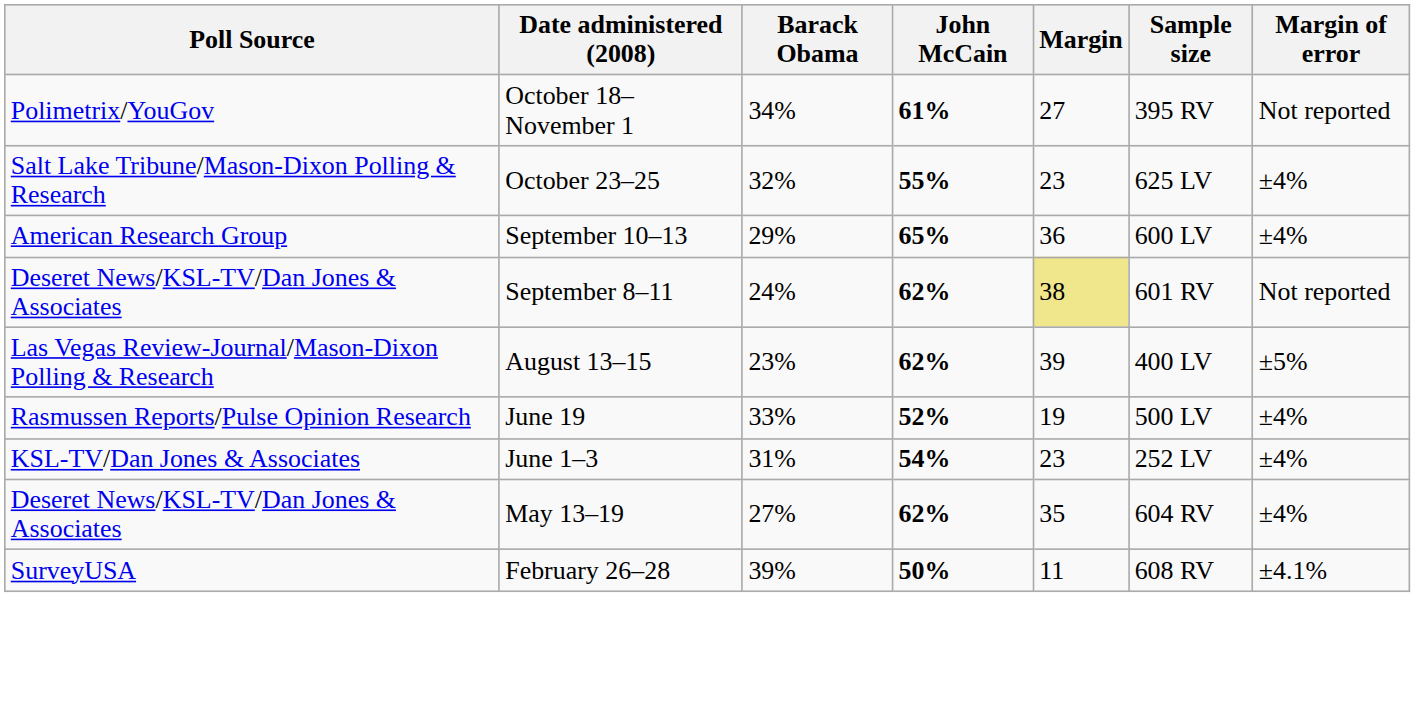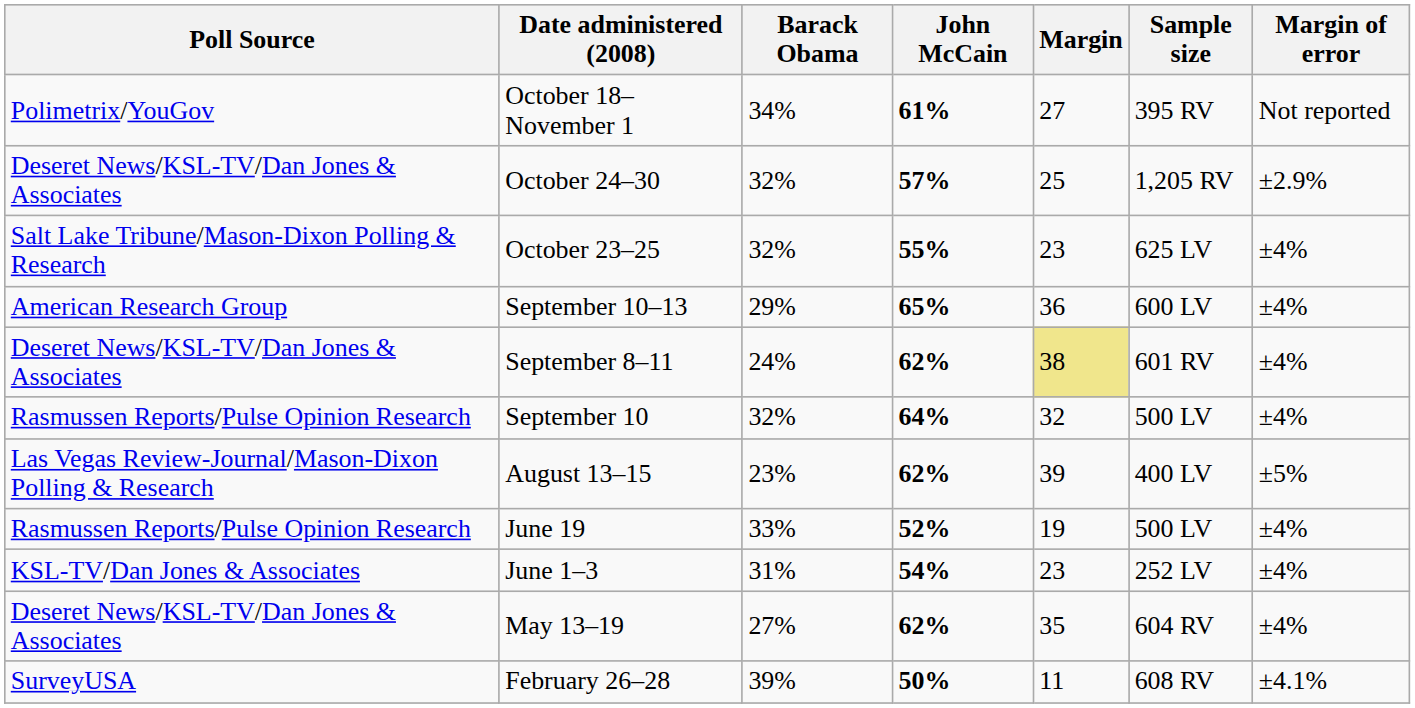+ row: (583, 180)
(1325, 291) Not reported -> (1283, 361) ±4%
+ row: (577, 417)
